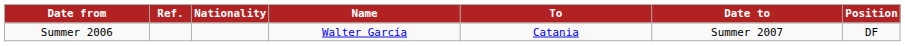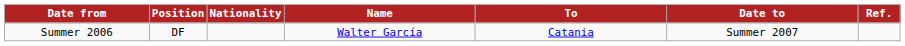columns swapped: (872, 13) <-> (170, 13)
